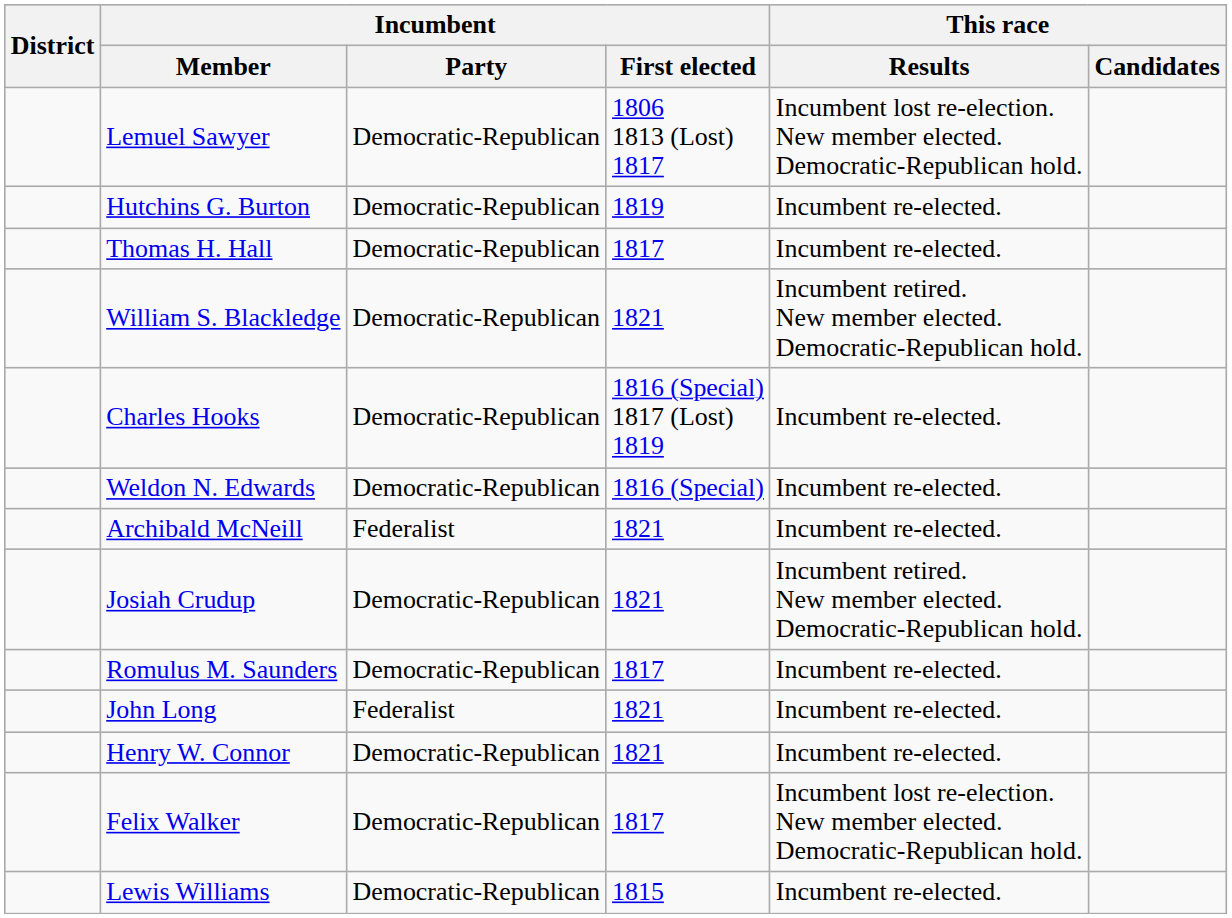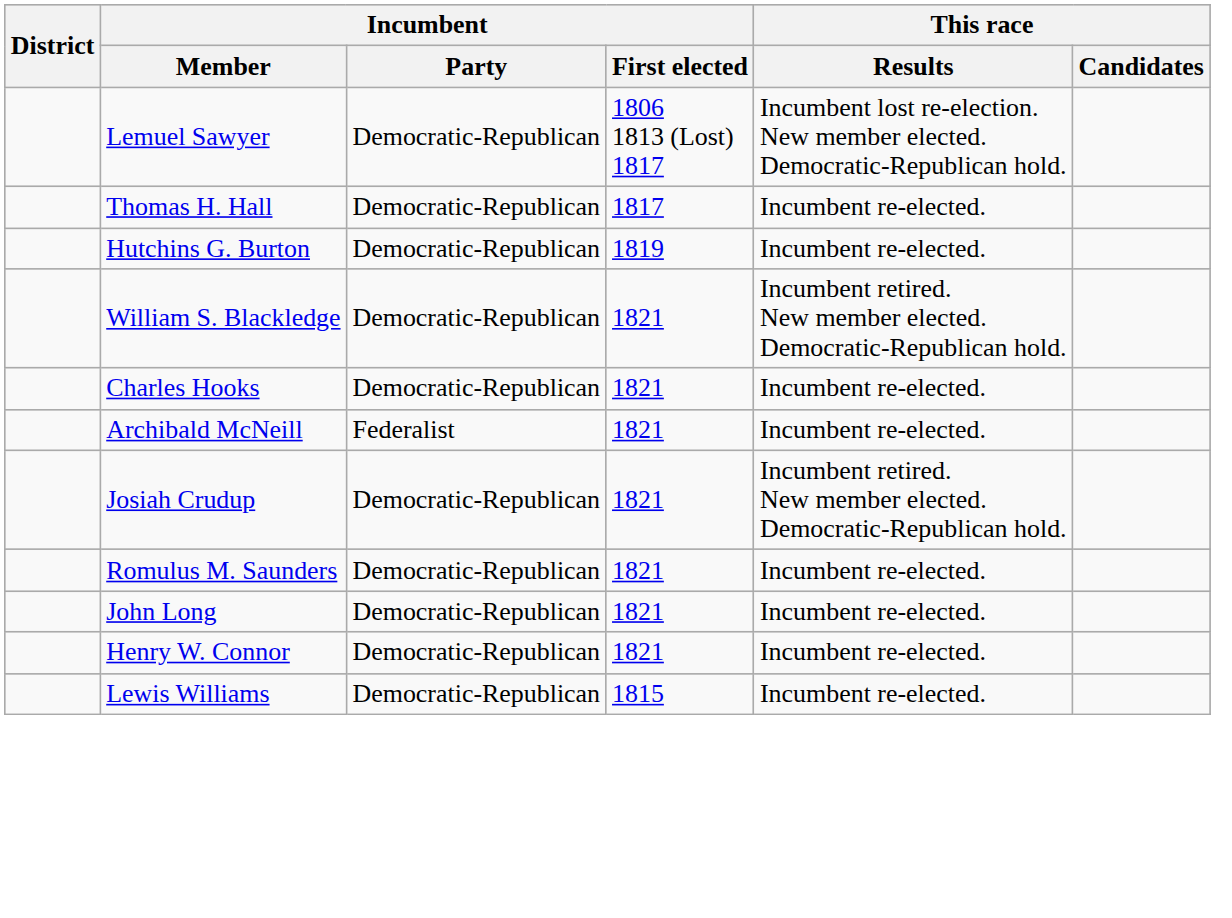rows swapped: (208, 206) <-> (189, 247)
(688, 417) 1816 (Special) 1817 (Lost) 1819 -> (638, 388) 1821
- row: (211, 487)
(638, 669) 1817 -> (638, 569) 1821
(404, 710) Federalist -> (476, 611) Democratic-Republican
- row: (173, 821)
